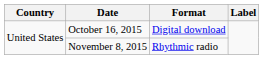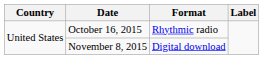(189, 29) Digital download -> (185, 29) Rhythmic radio
(185, 46) Rhythmic radio -> (189, 46) Digital download
